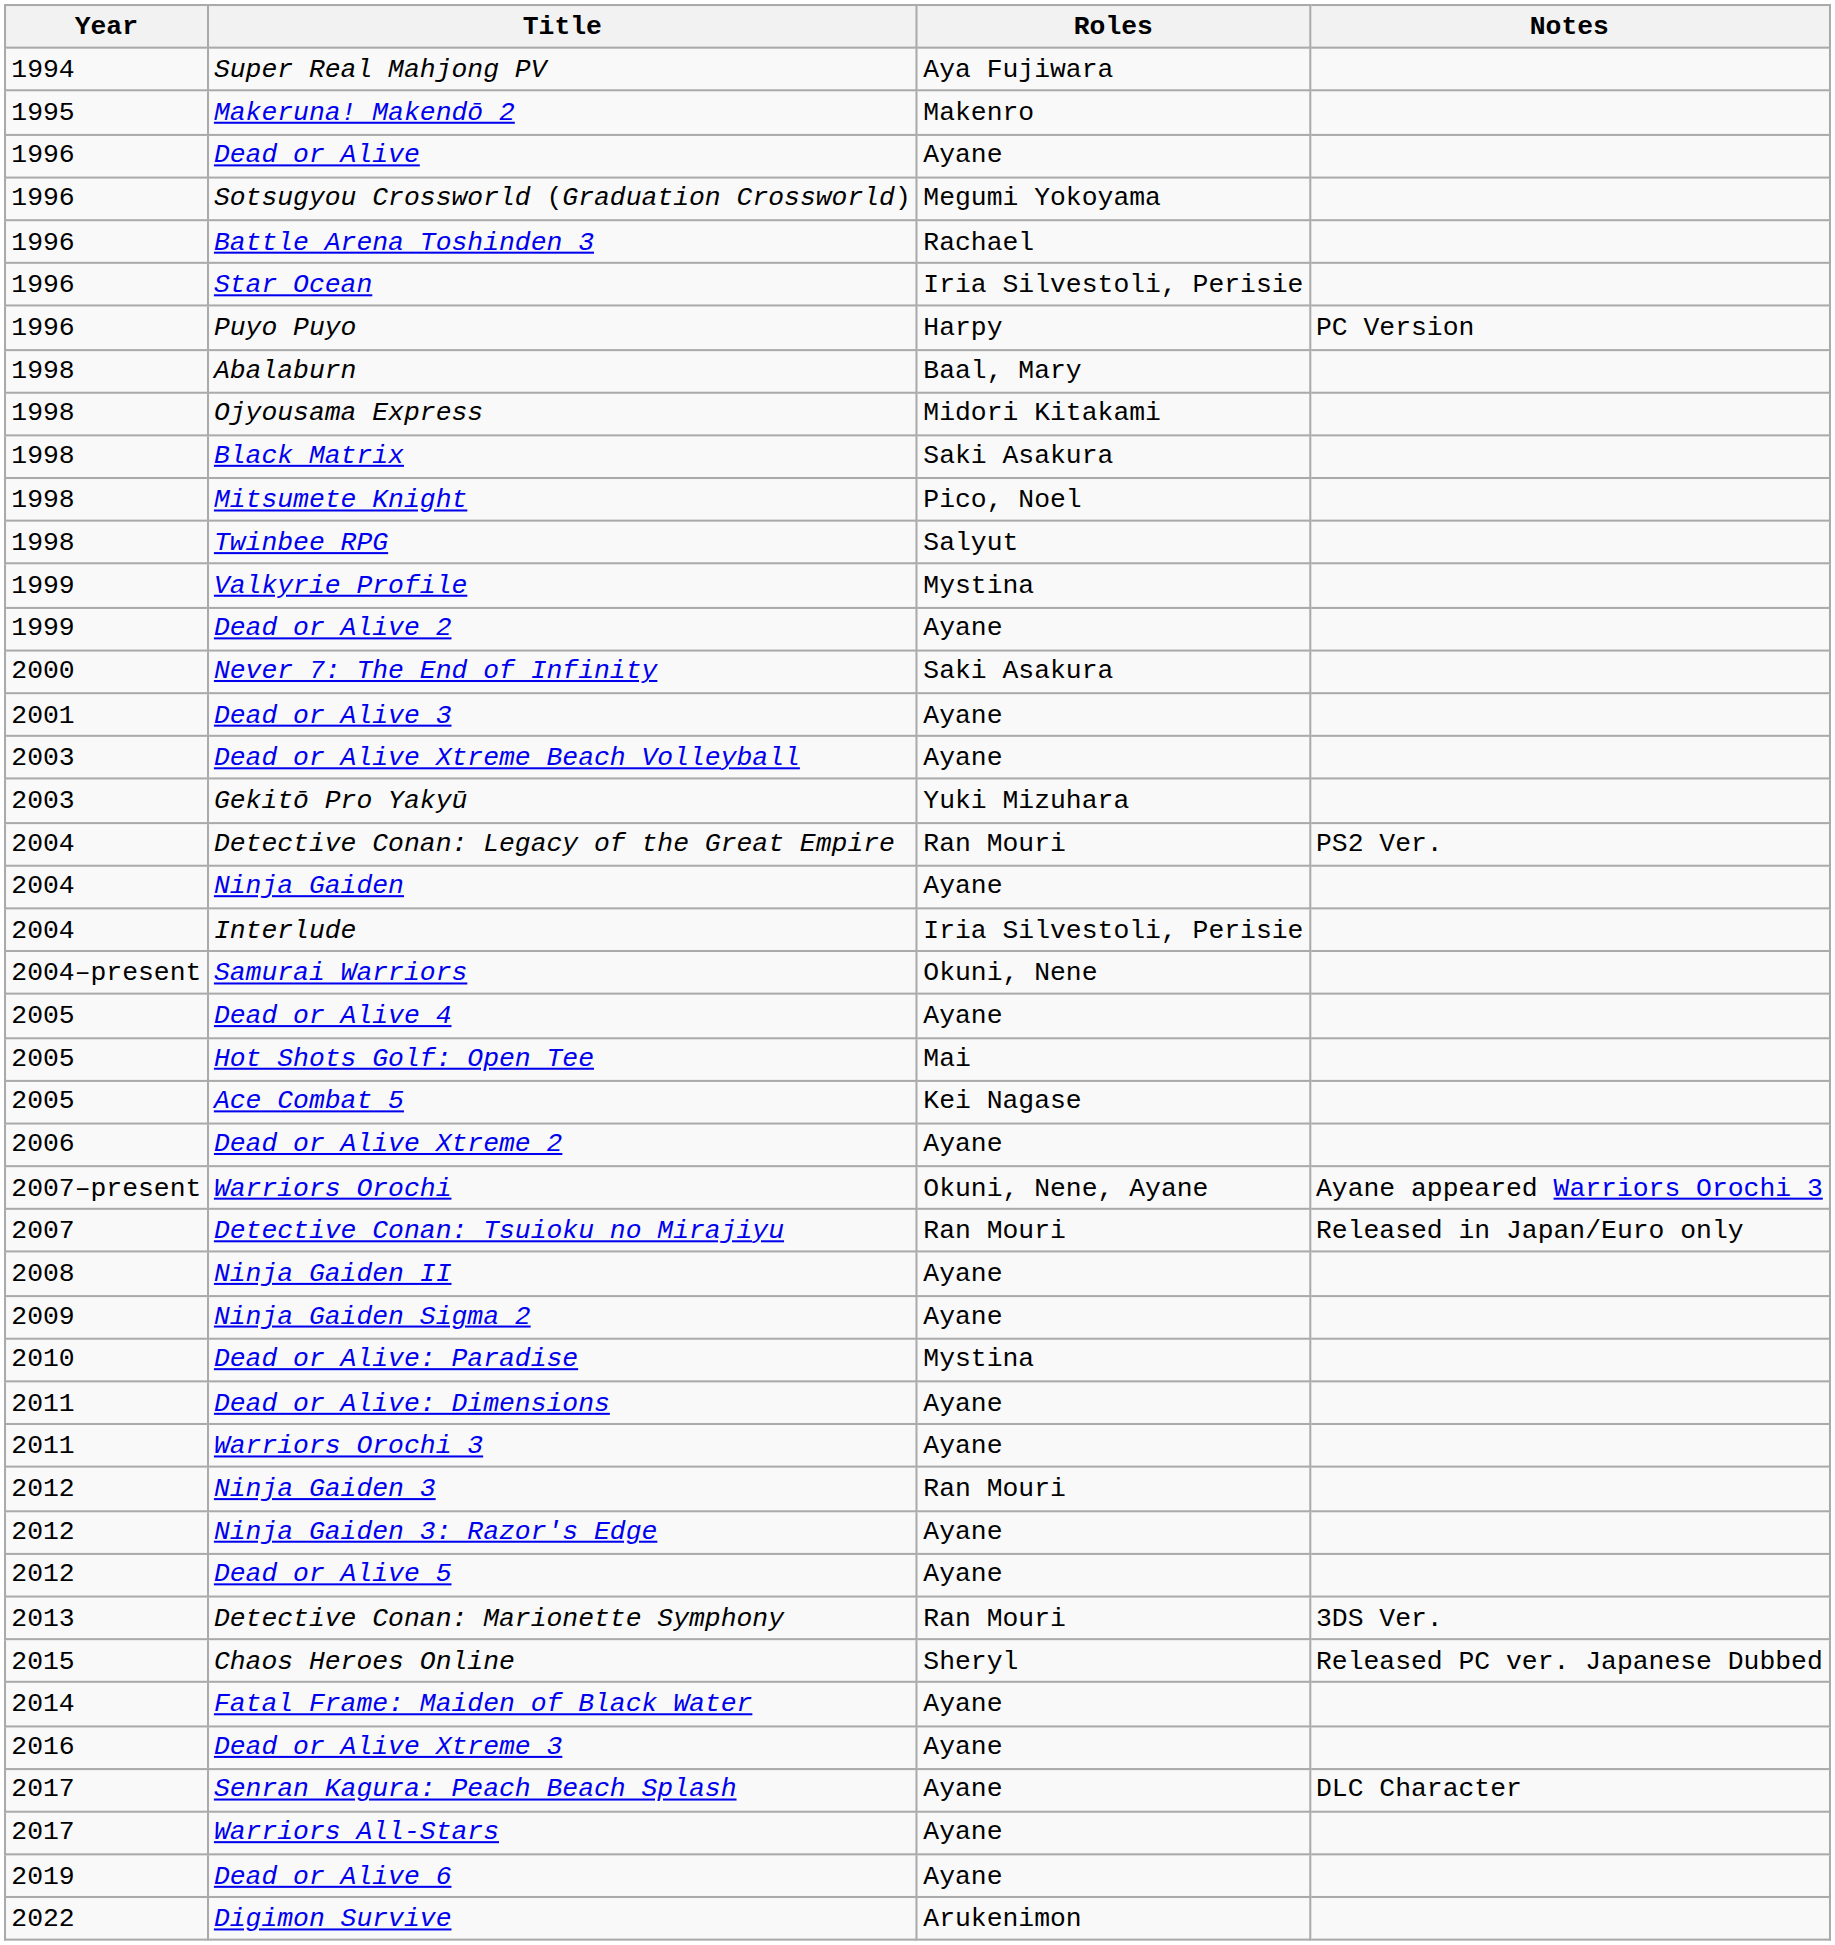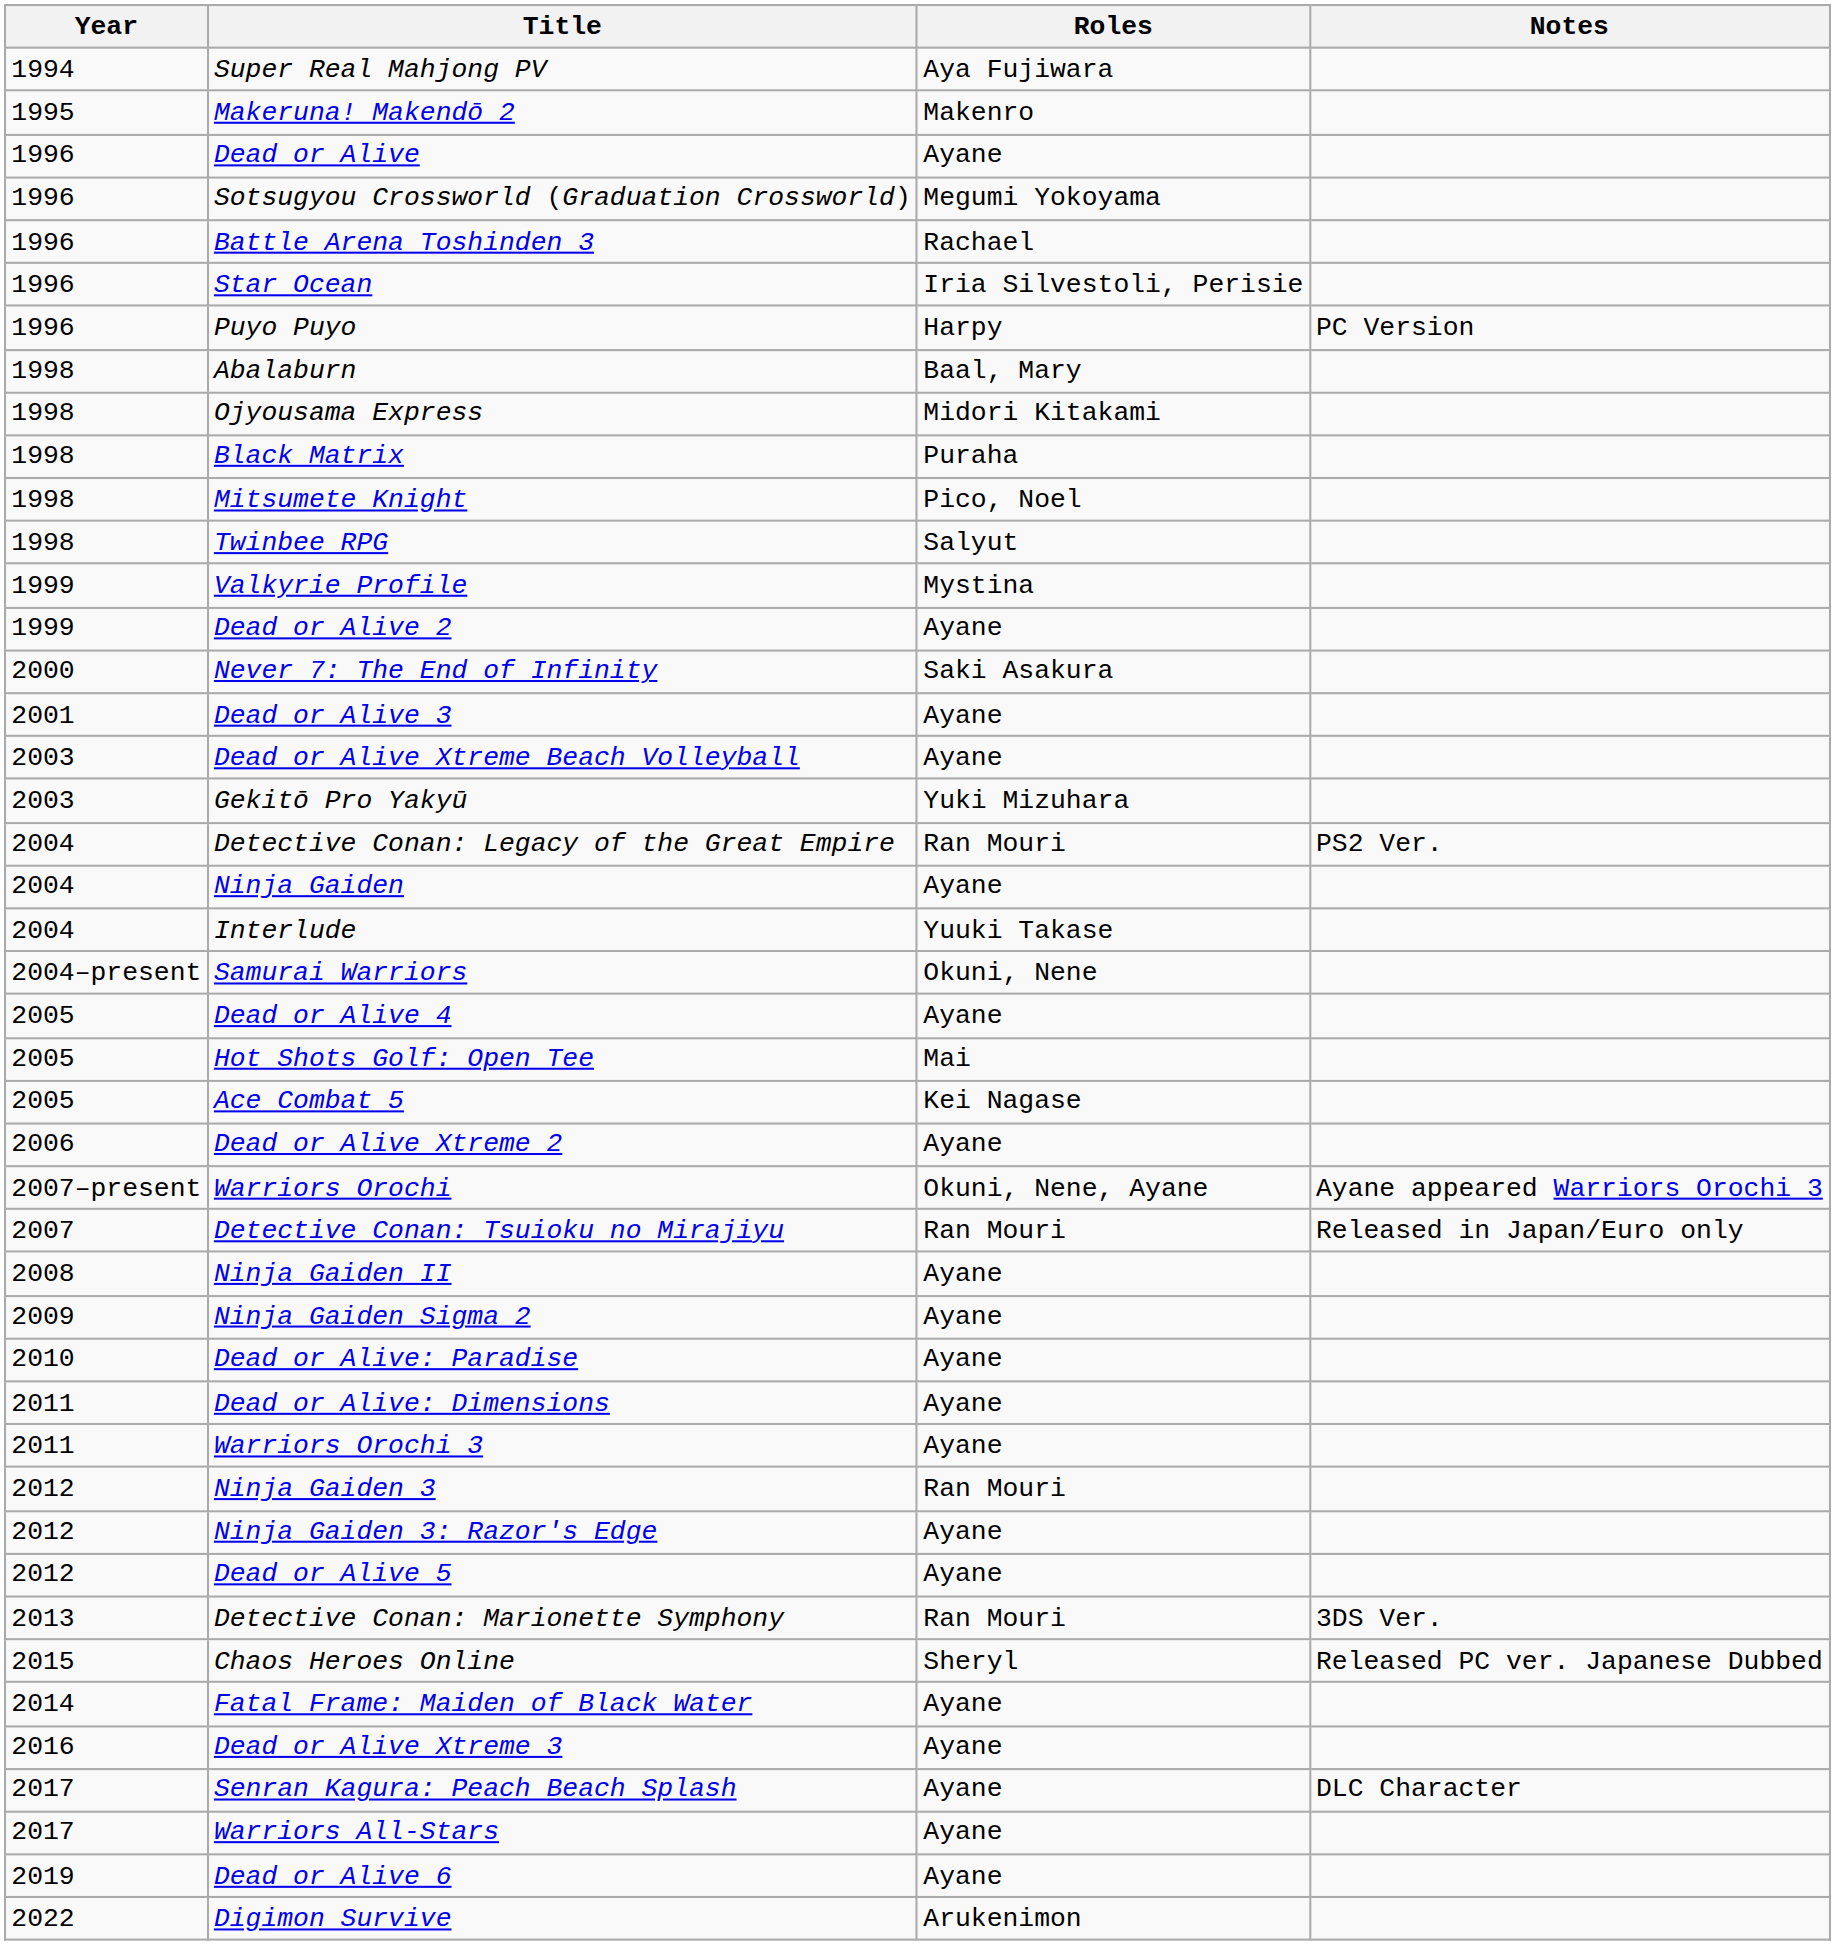(1018, 457) Saki Asakura -> (971, 457) Puraha
(1113, 930) Iria Silvestoli, Perisie -> (1018, 930) Yuuki Takase
(979, 1360) Mystina -> (963, 1360) Ayane
